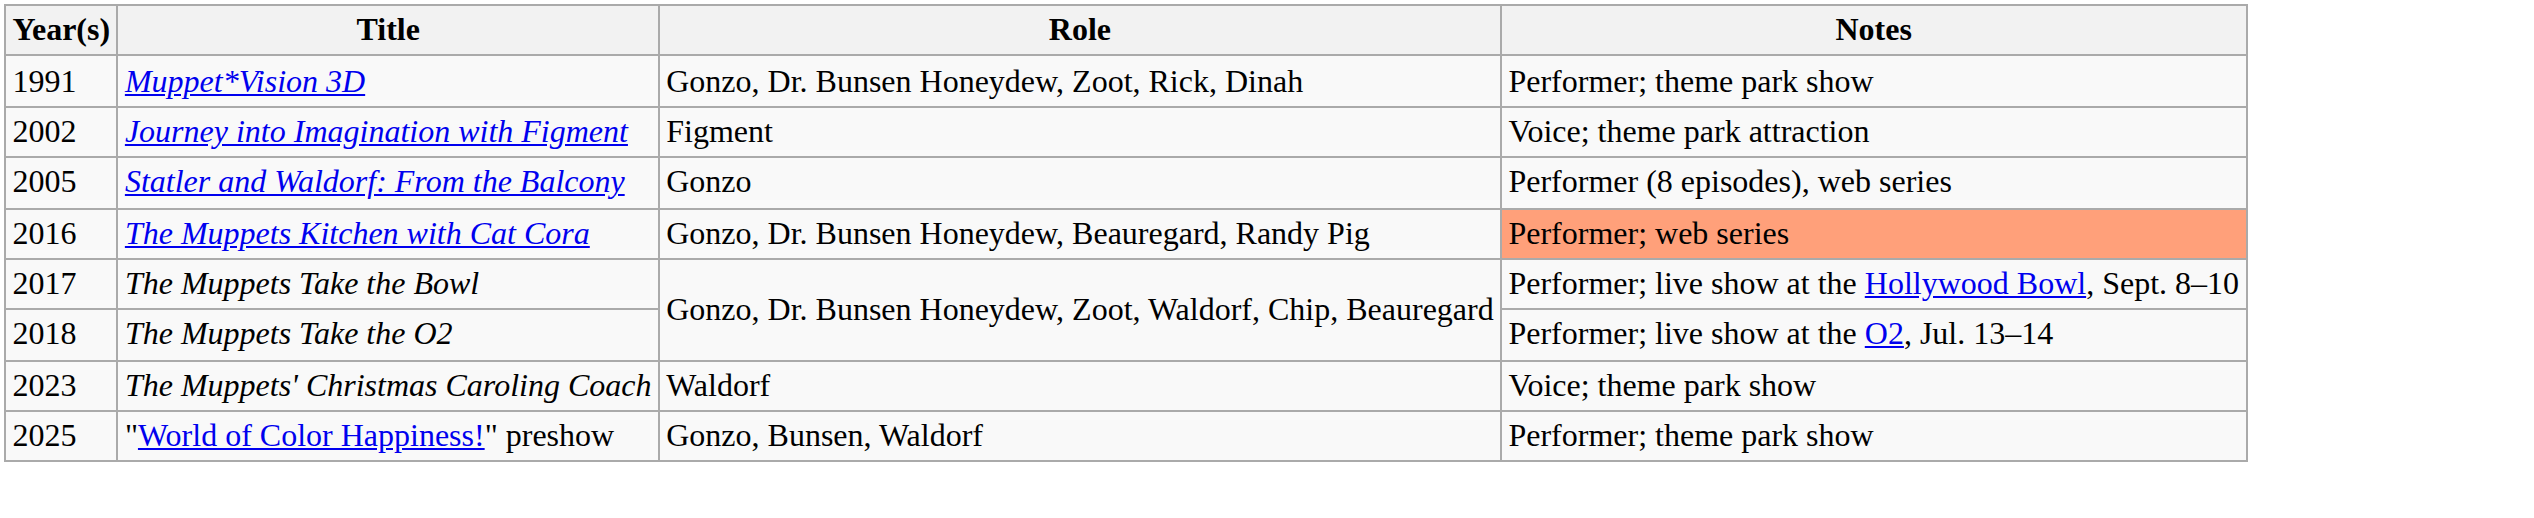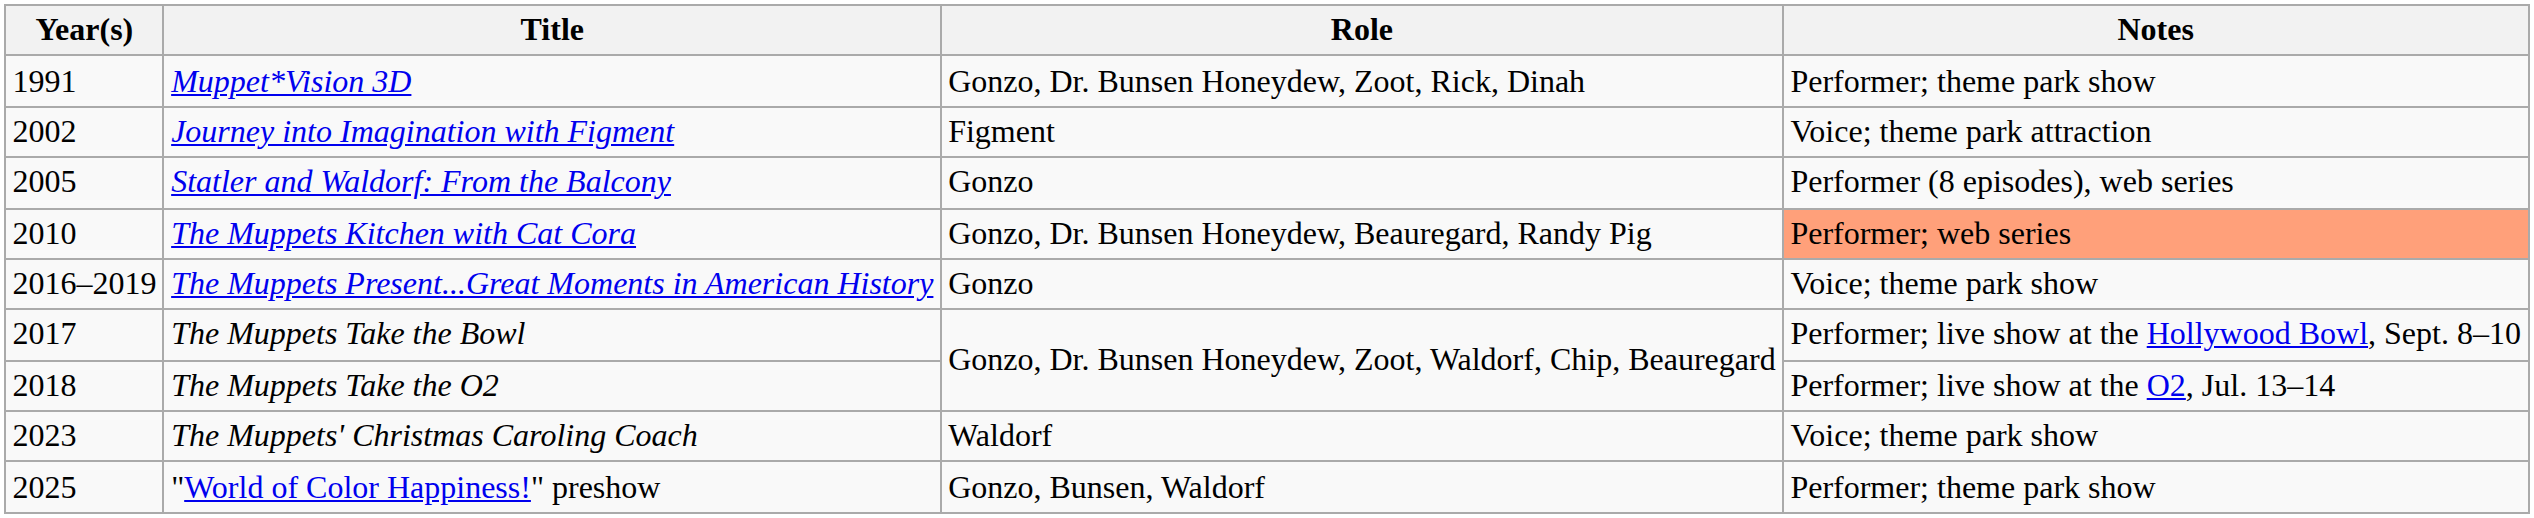(44, 232) 2016 -> (44, 232) 2010
+ row: (552, 283)
